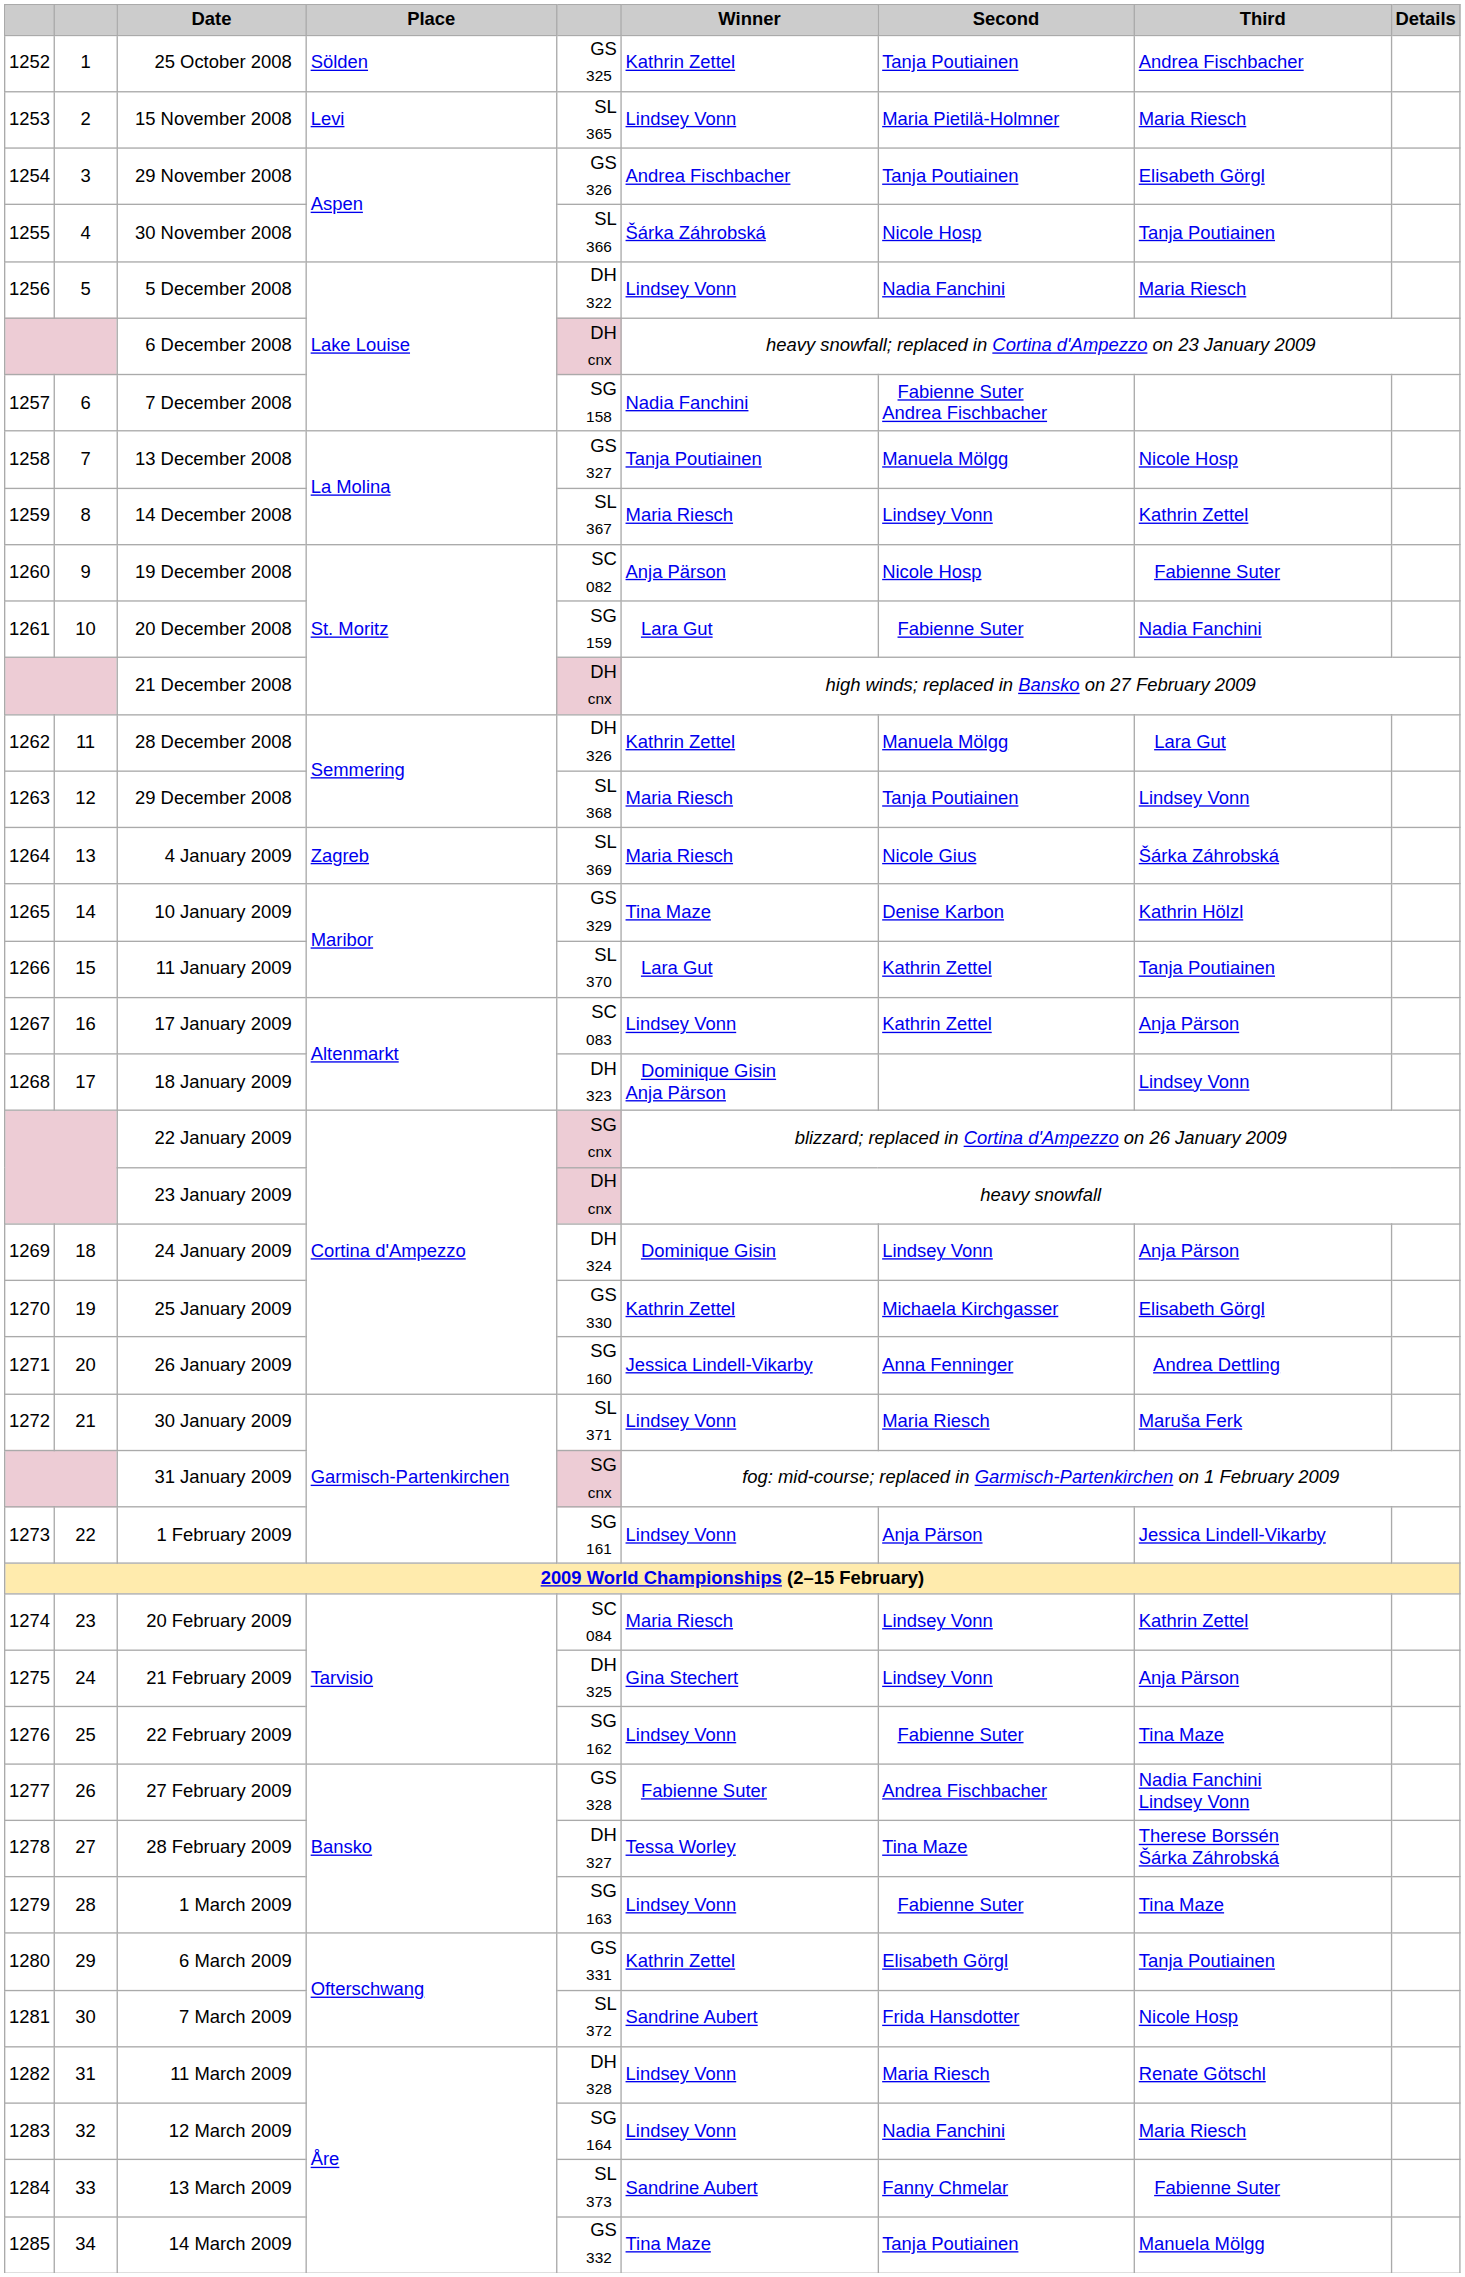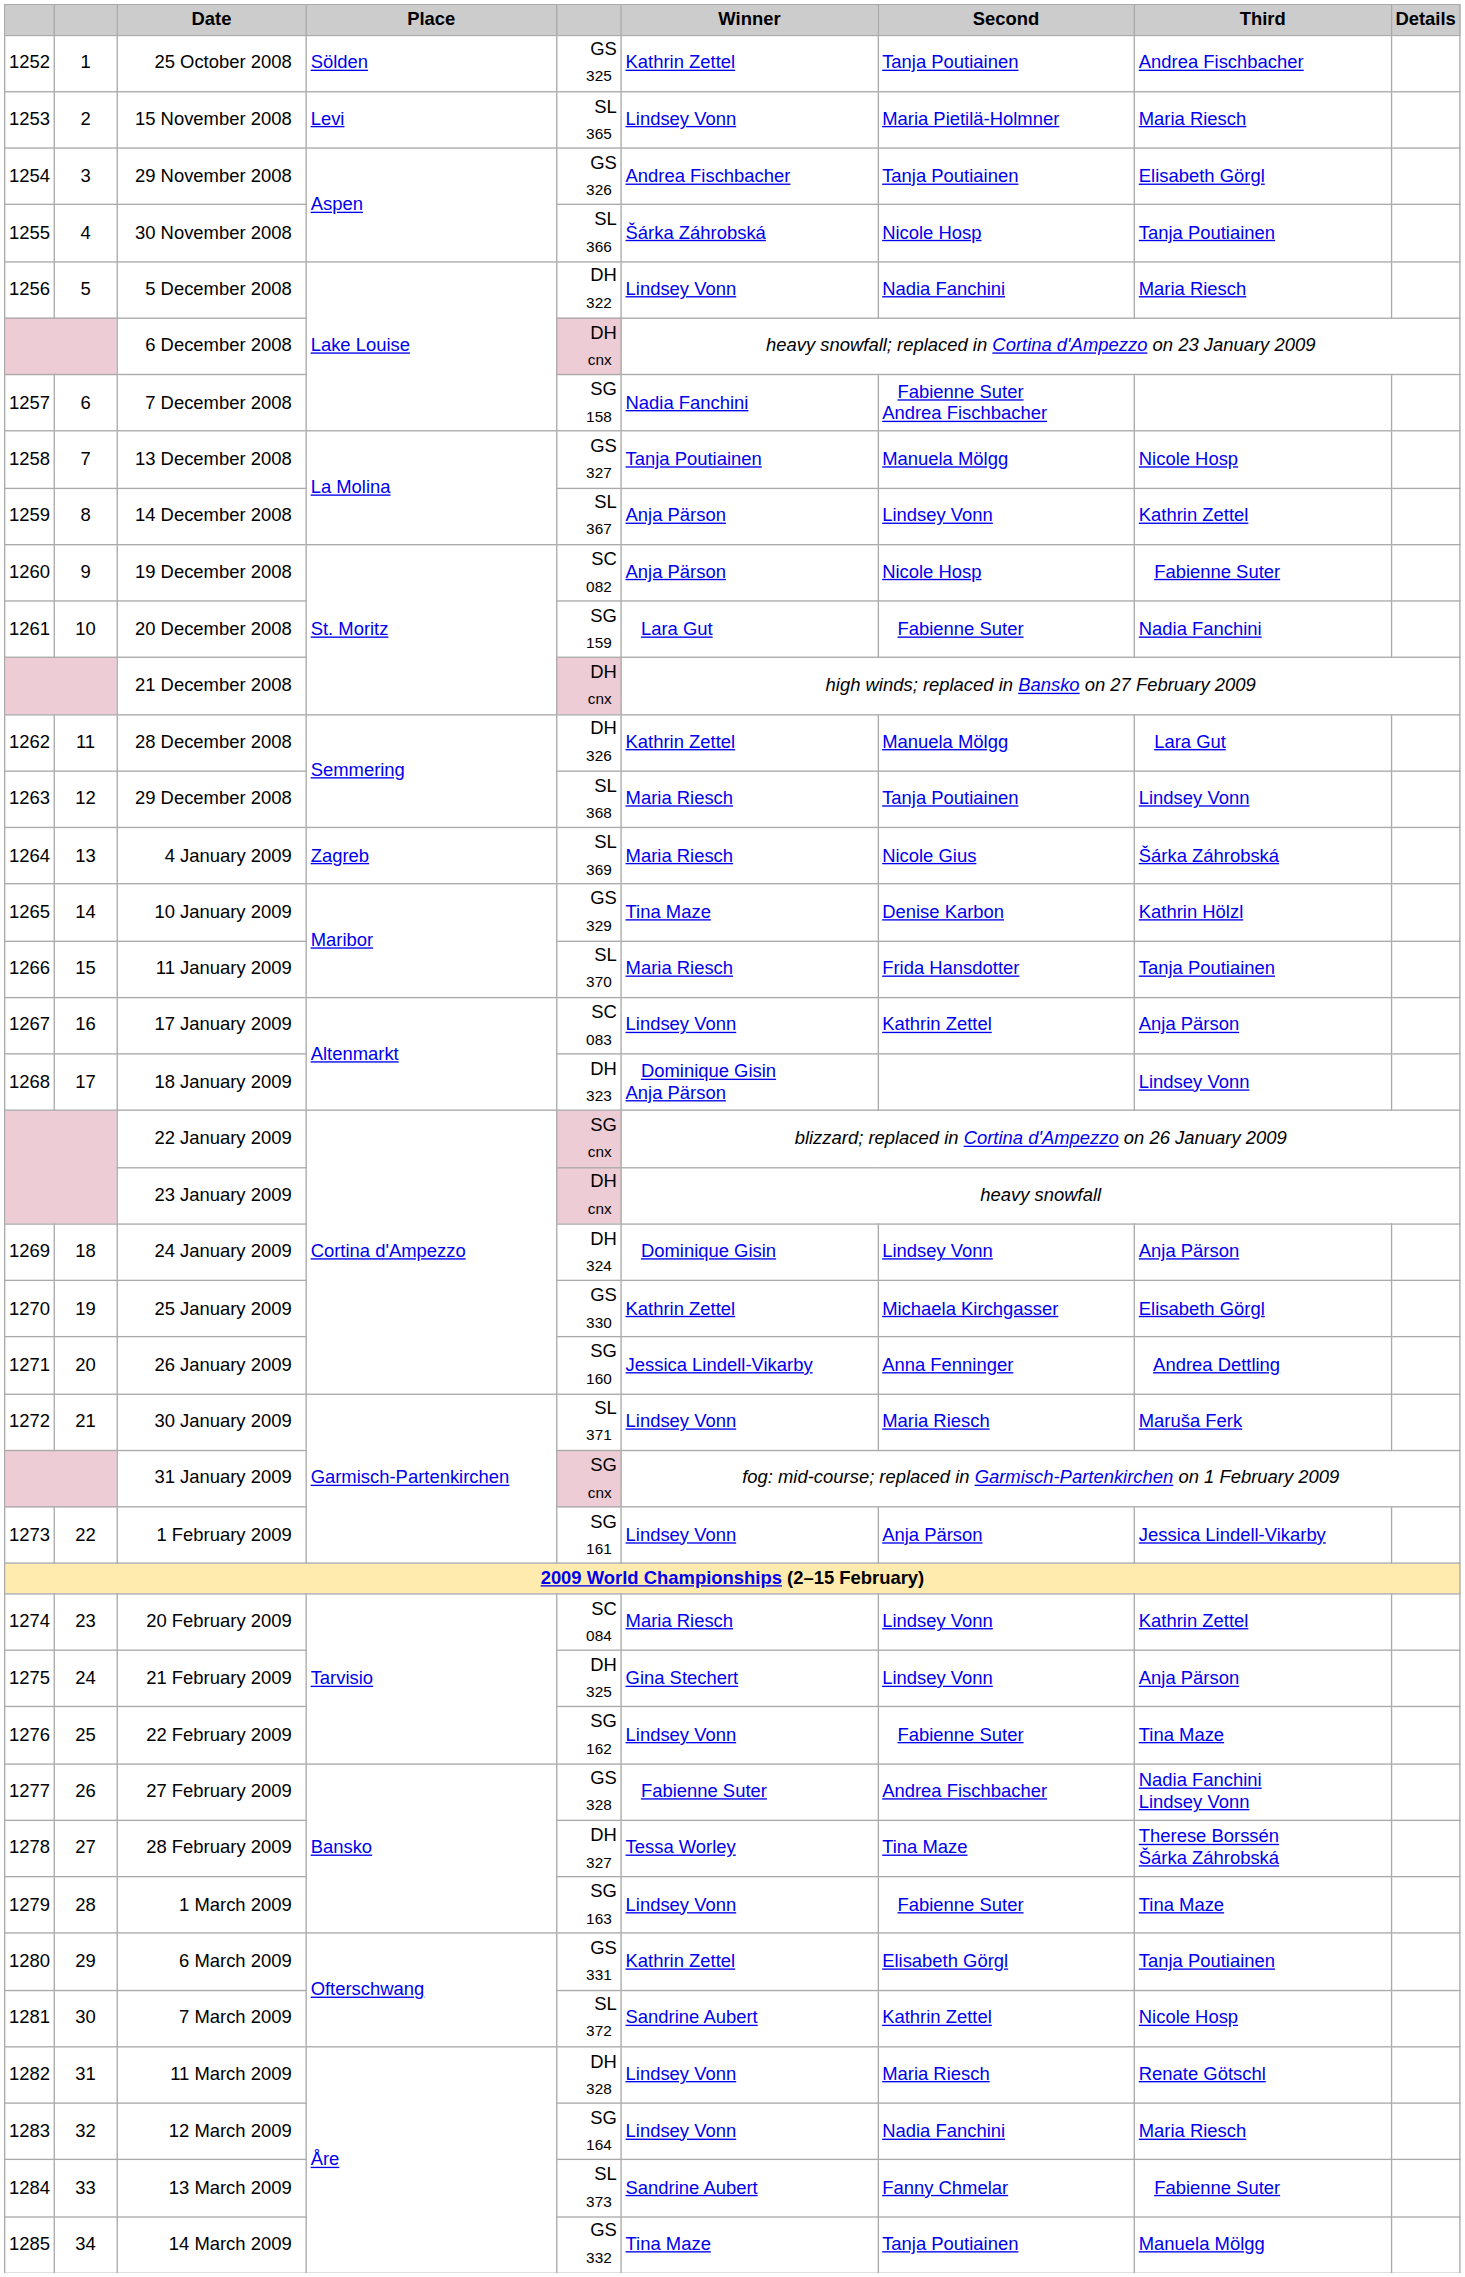(679, 515) Maria Riesch -> (676, 515) Anja Pärson
(669, 968) Lara Gut -> (679, 968) Maria Riesch
(937, 968) Kathrin Zettel -> (951, 968) Frida Hansdotter
(951, 2017) Frida Hansdotter -> (937, 2017) Kathrin Zettel
